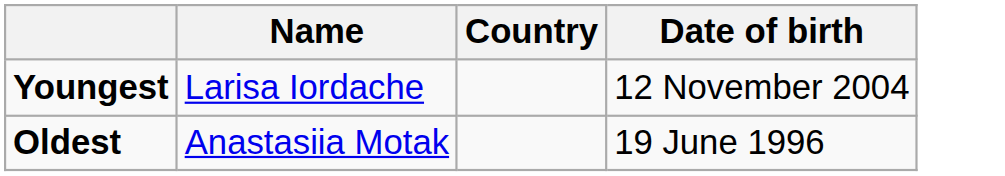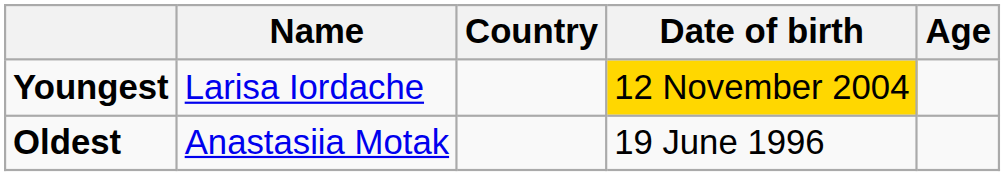+ column: (958, 32)
(762, 87) no background -> (762, 87) gold background
